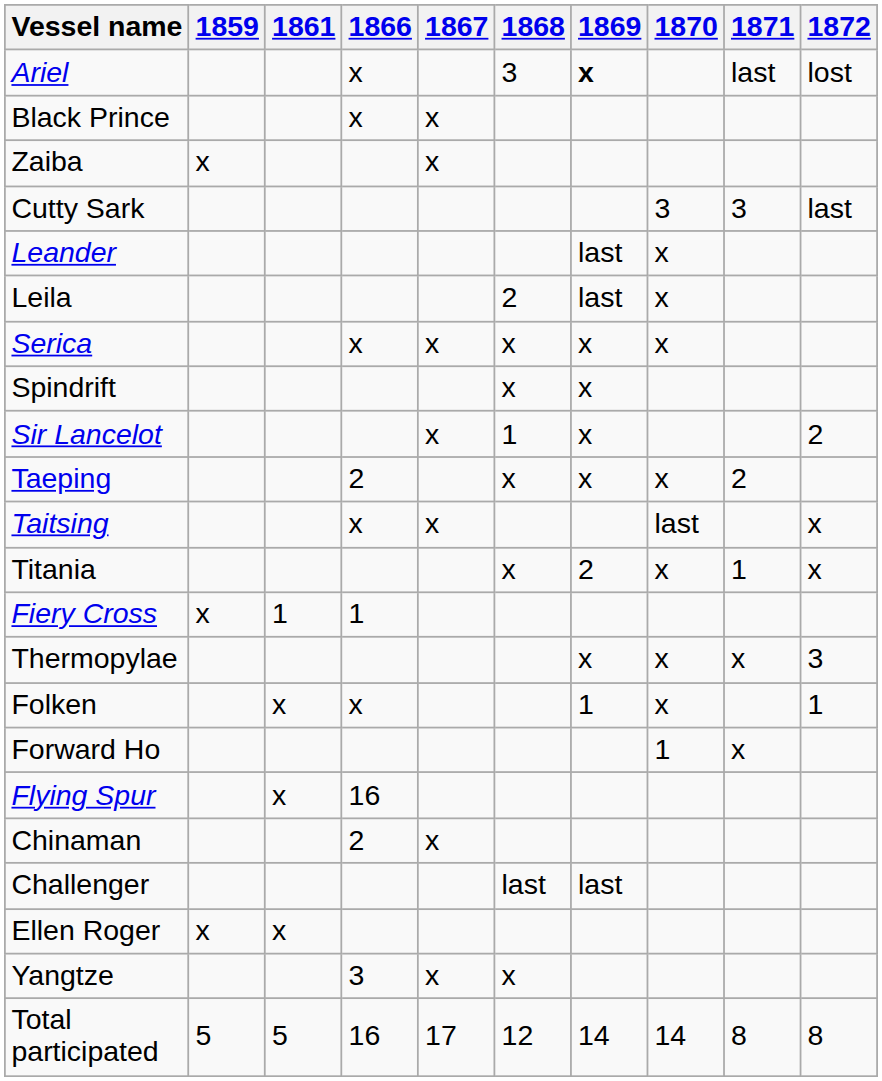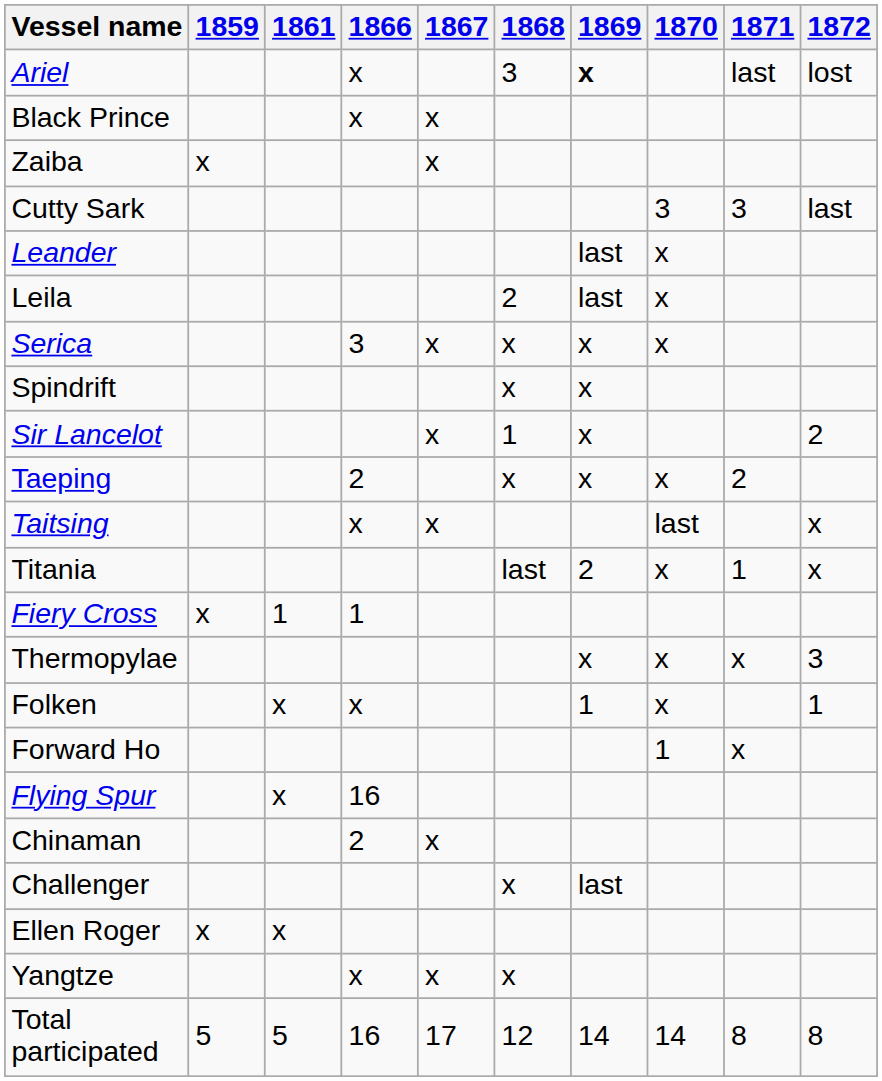(356, 343) x -> (356, 343) 3
(509, 569) x -> (524, 569) last
(524, 885) last -> (509, 885) x
(356, 975) 3 -> (356, 975) x
